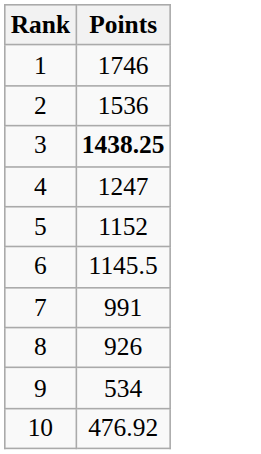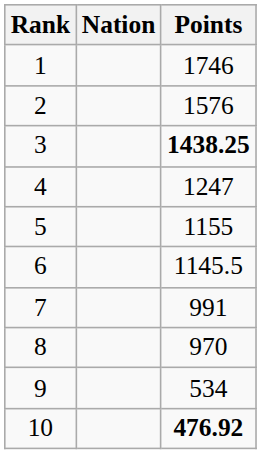+ column: (119, 24)
(123, 105) 1536 -> (208, 105) 1576
(123, 226) 1152 -> (208, 226) 1155
(123, 347) 926 -> (208, 347) 970
(123, 428) normal -> (208, 428) bold
